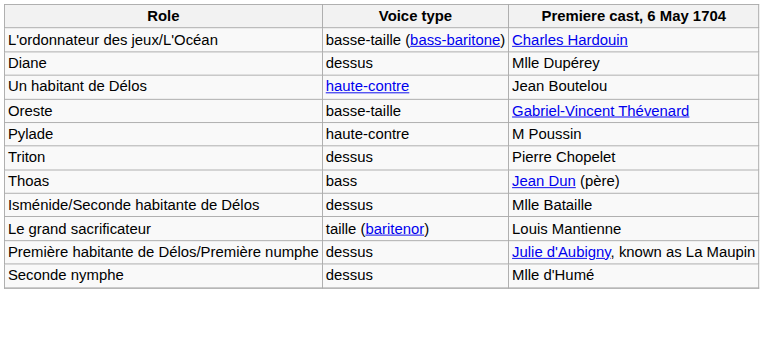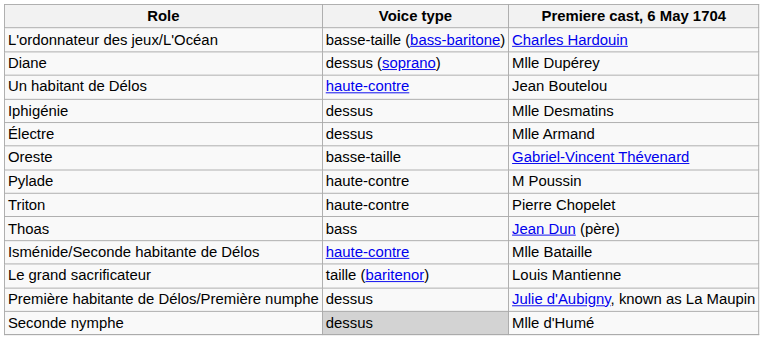(349, 63) dessus -> (383, 63) dessus (soprano)
+ row: (38, 110)
+ row: (31, 134)
(349, 157) dessus -> (368, 205) haute-contre
(349, 205) dessus -> (368, 252) haute-contre
(349, 275) no background -> (349, 323) lightgrey background
